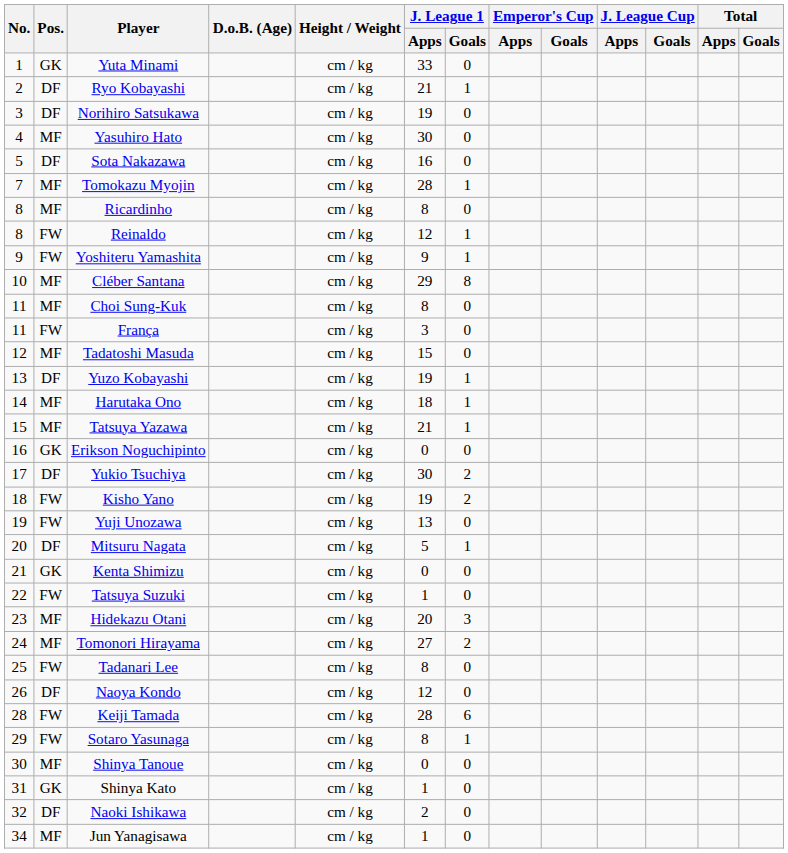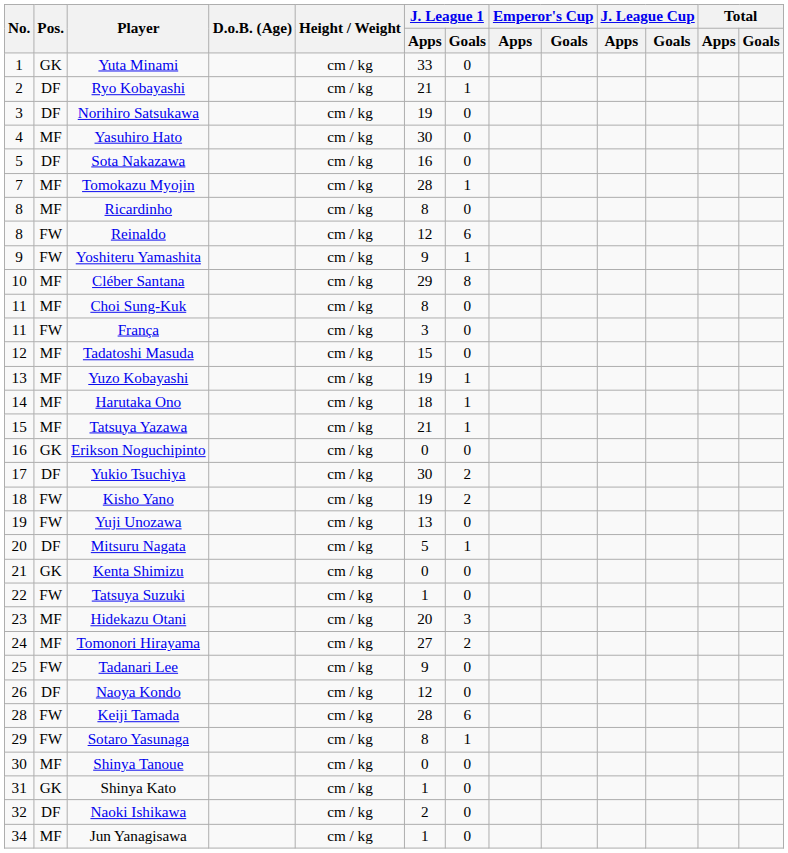(467, 233) 1 -> (467, 233) 6
(51, 378) DF -> (51, 378) MF
(425, 667) 8 -> (425, 667) 9
